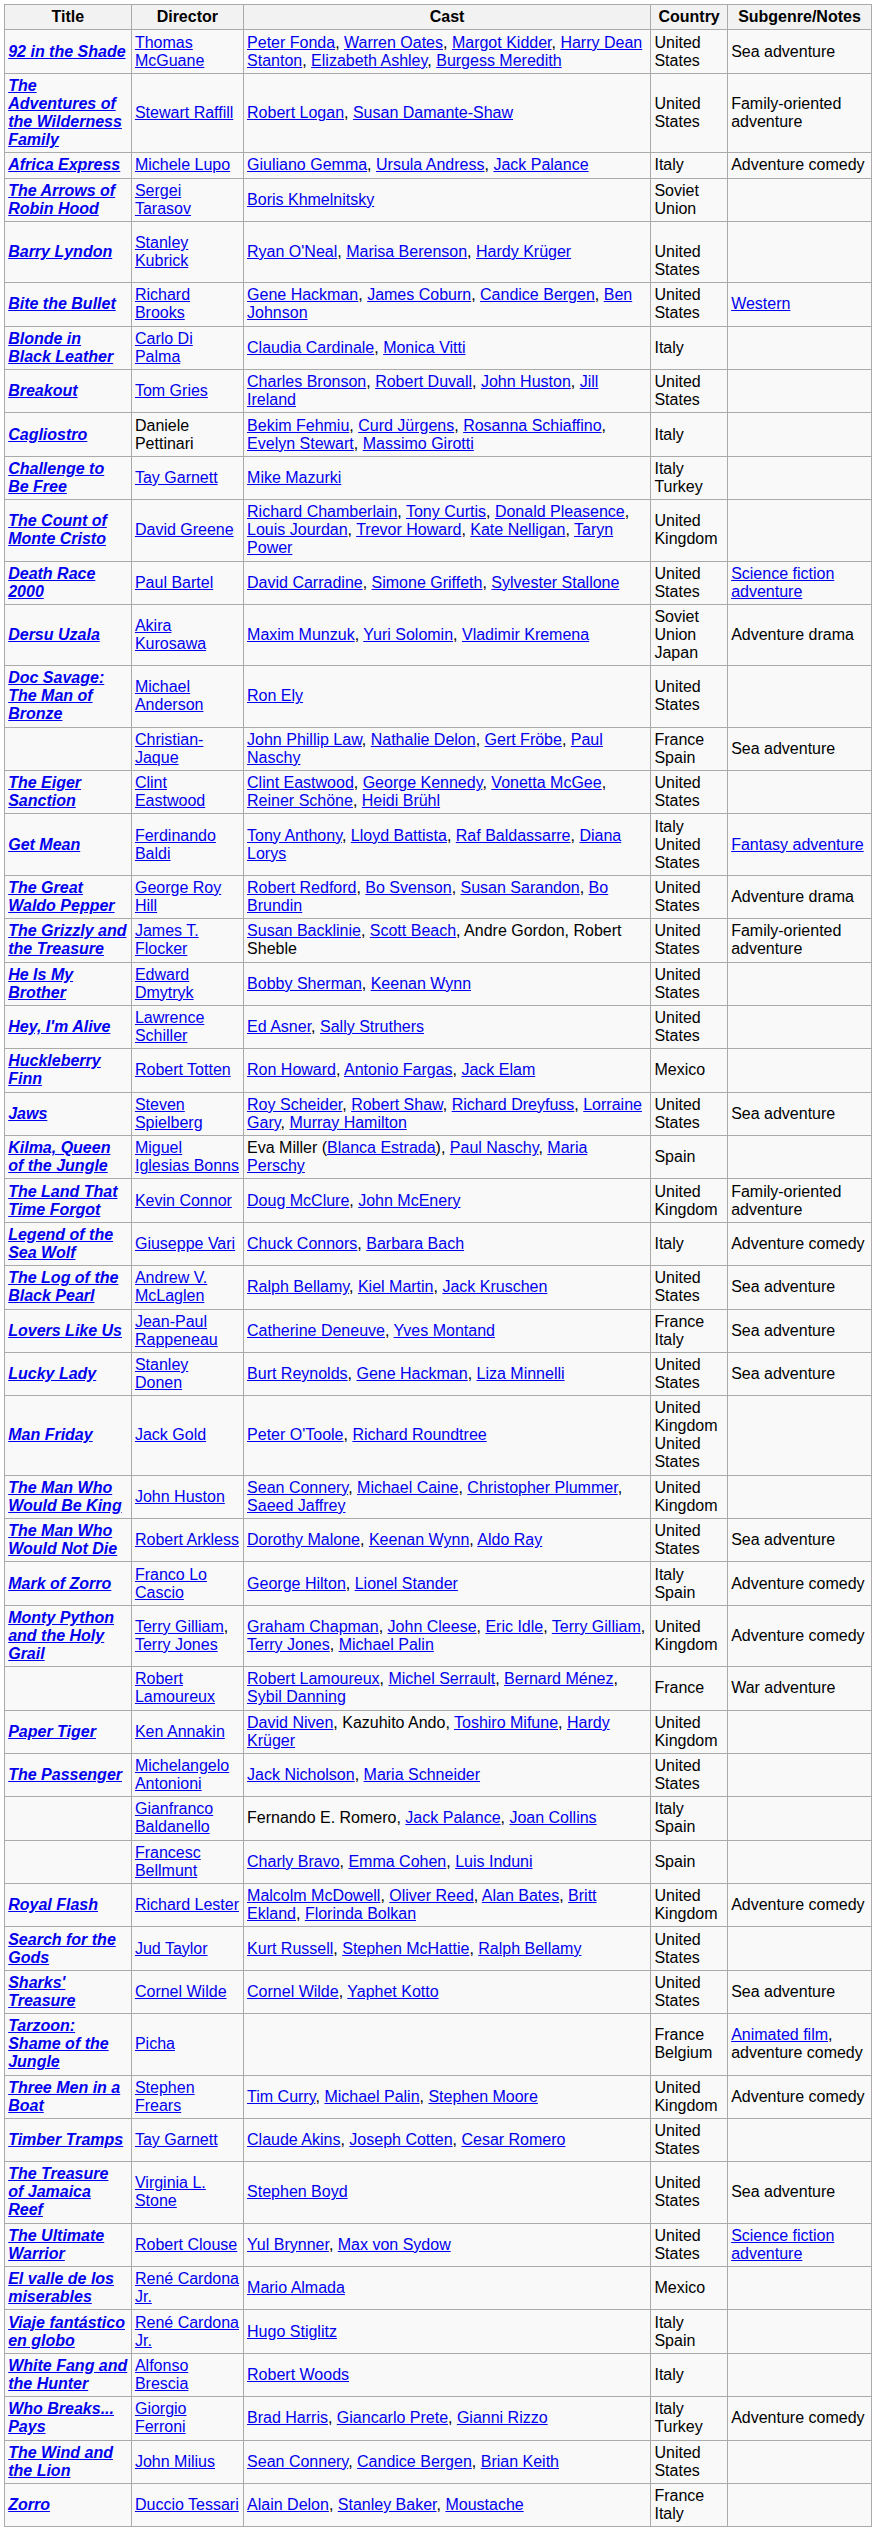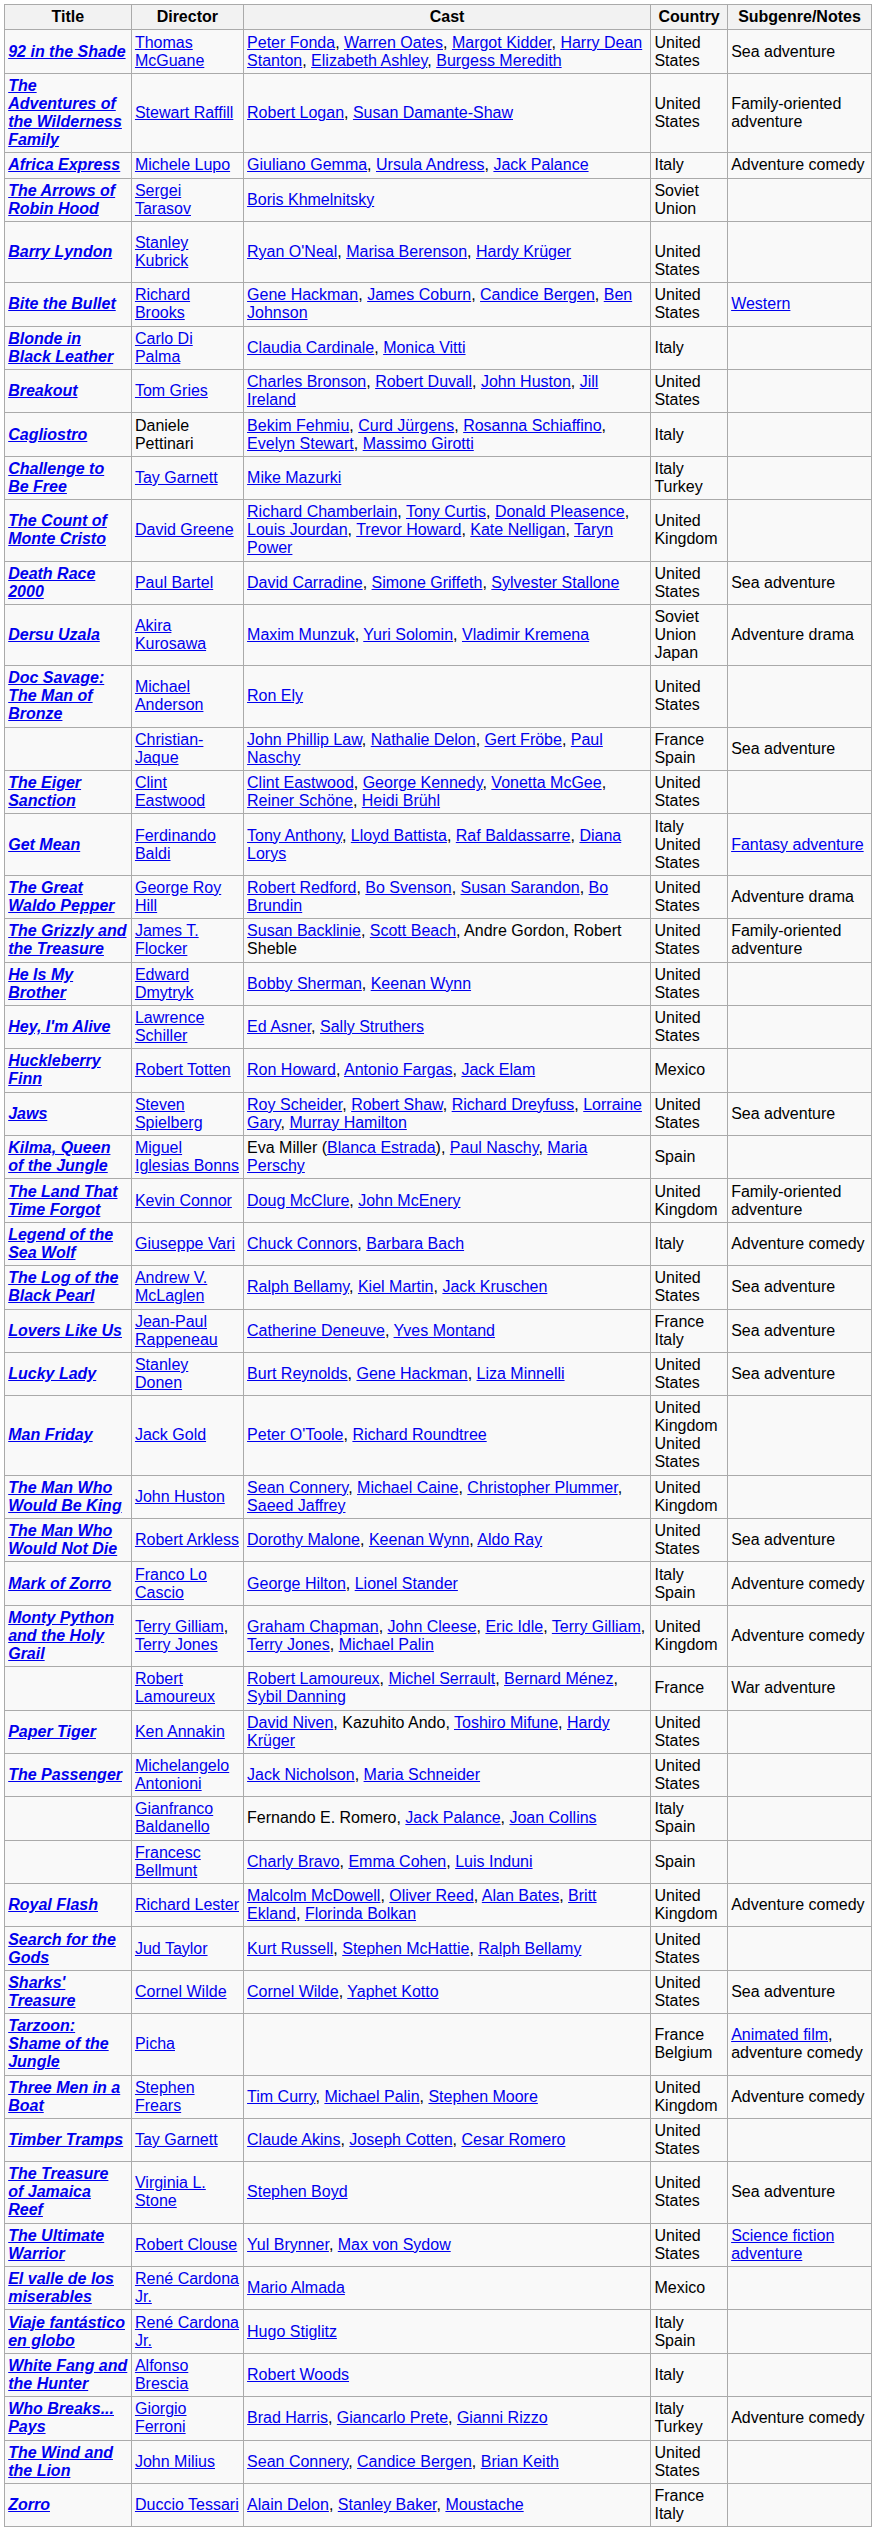(783, 582) Science fiction adventure -> (783, 582) Sea adventure
(686, 1731) United Kingdom -> (678, 1731) United States
